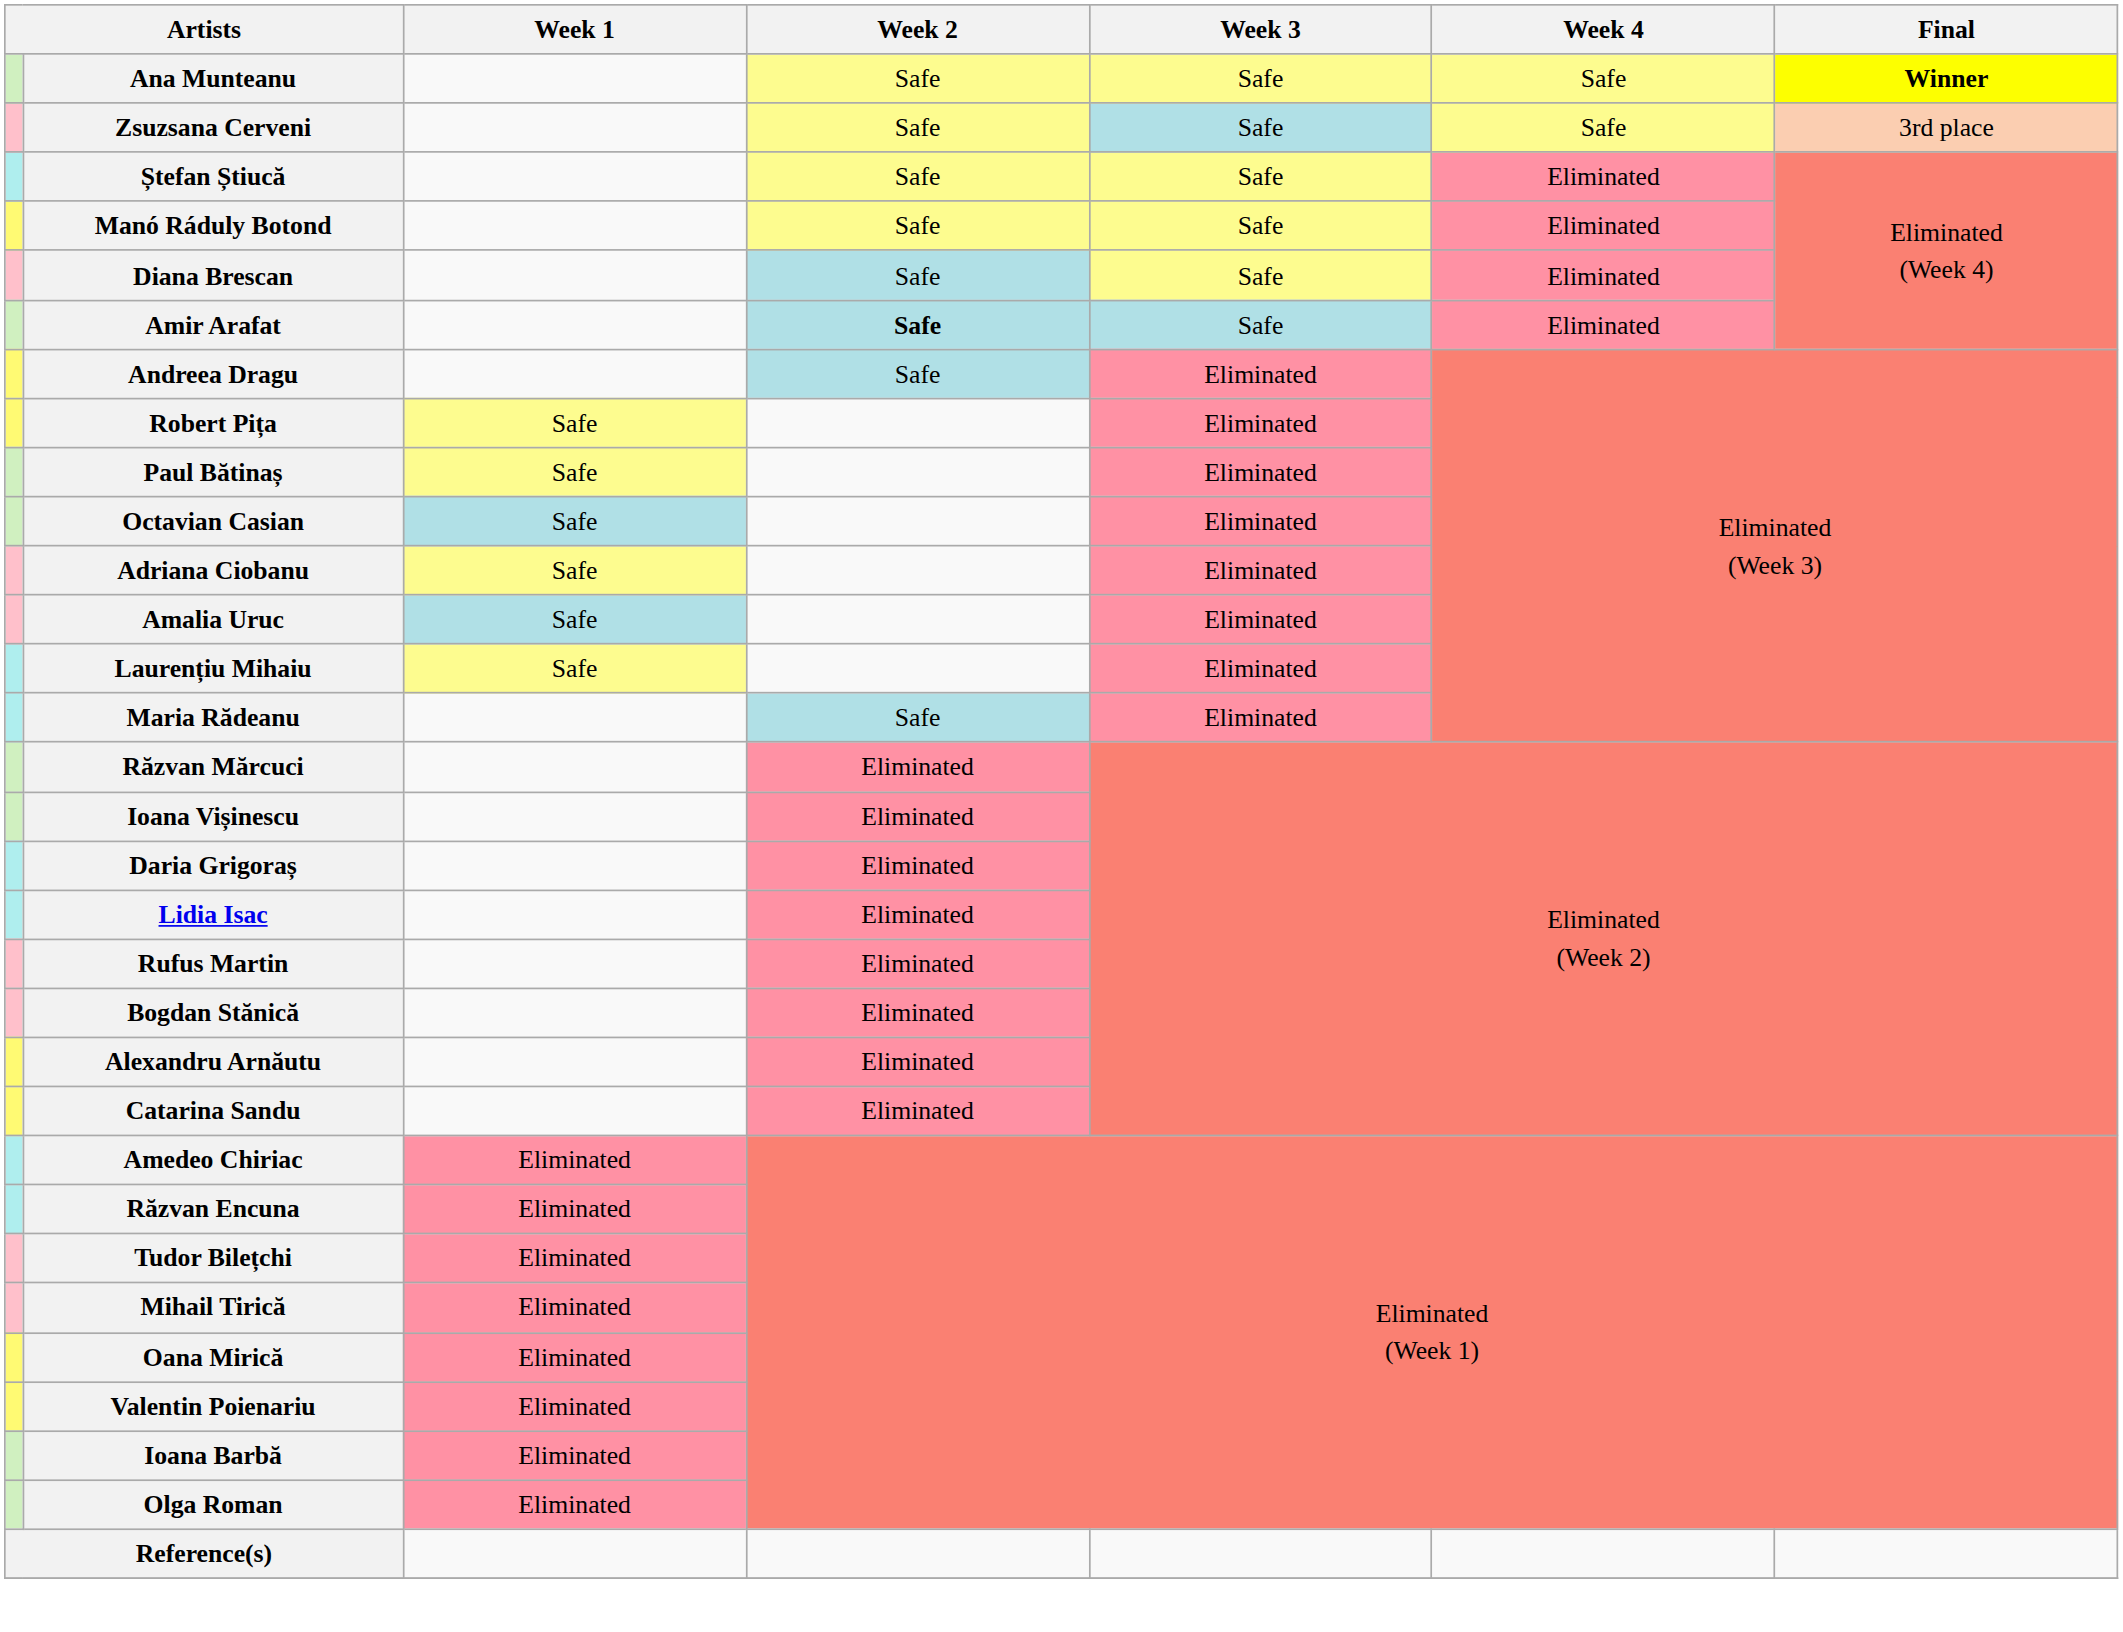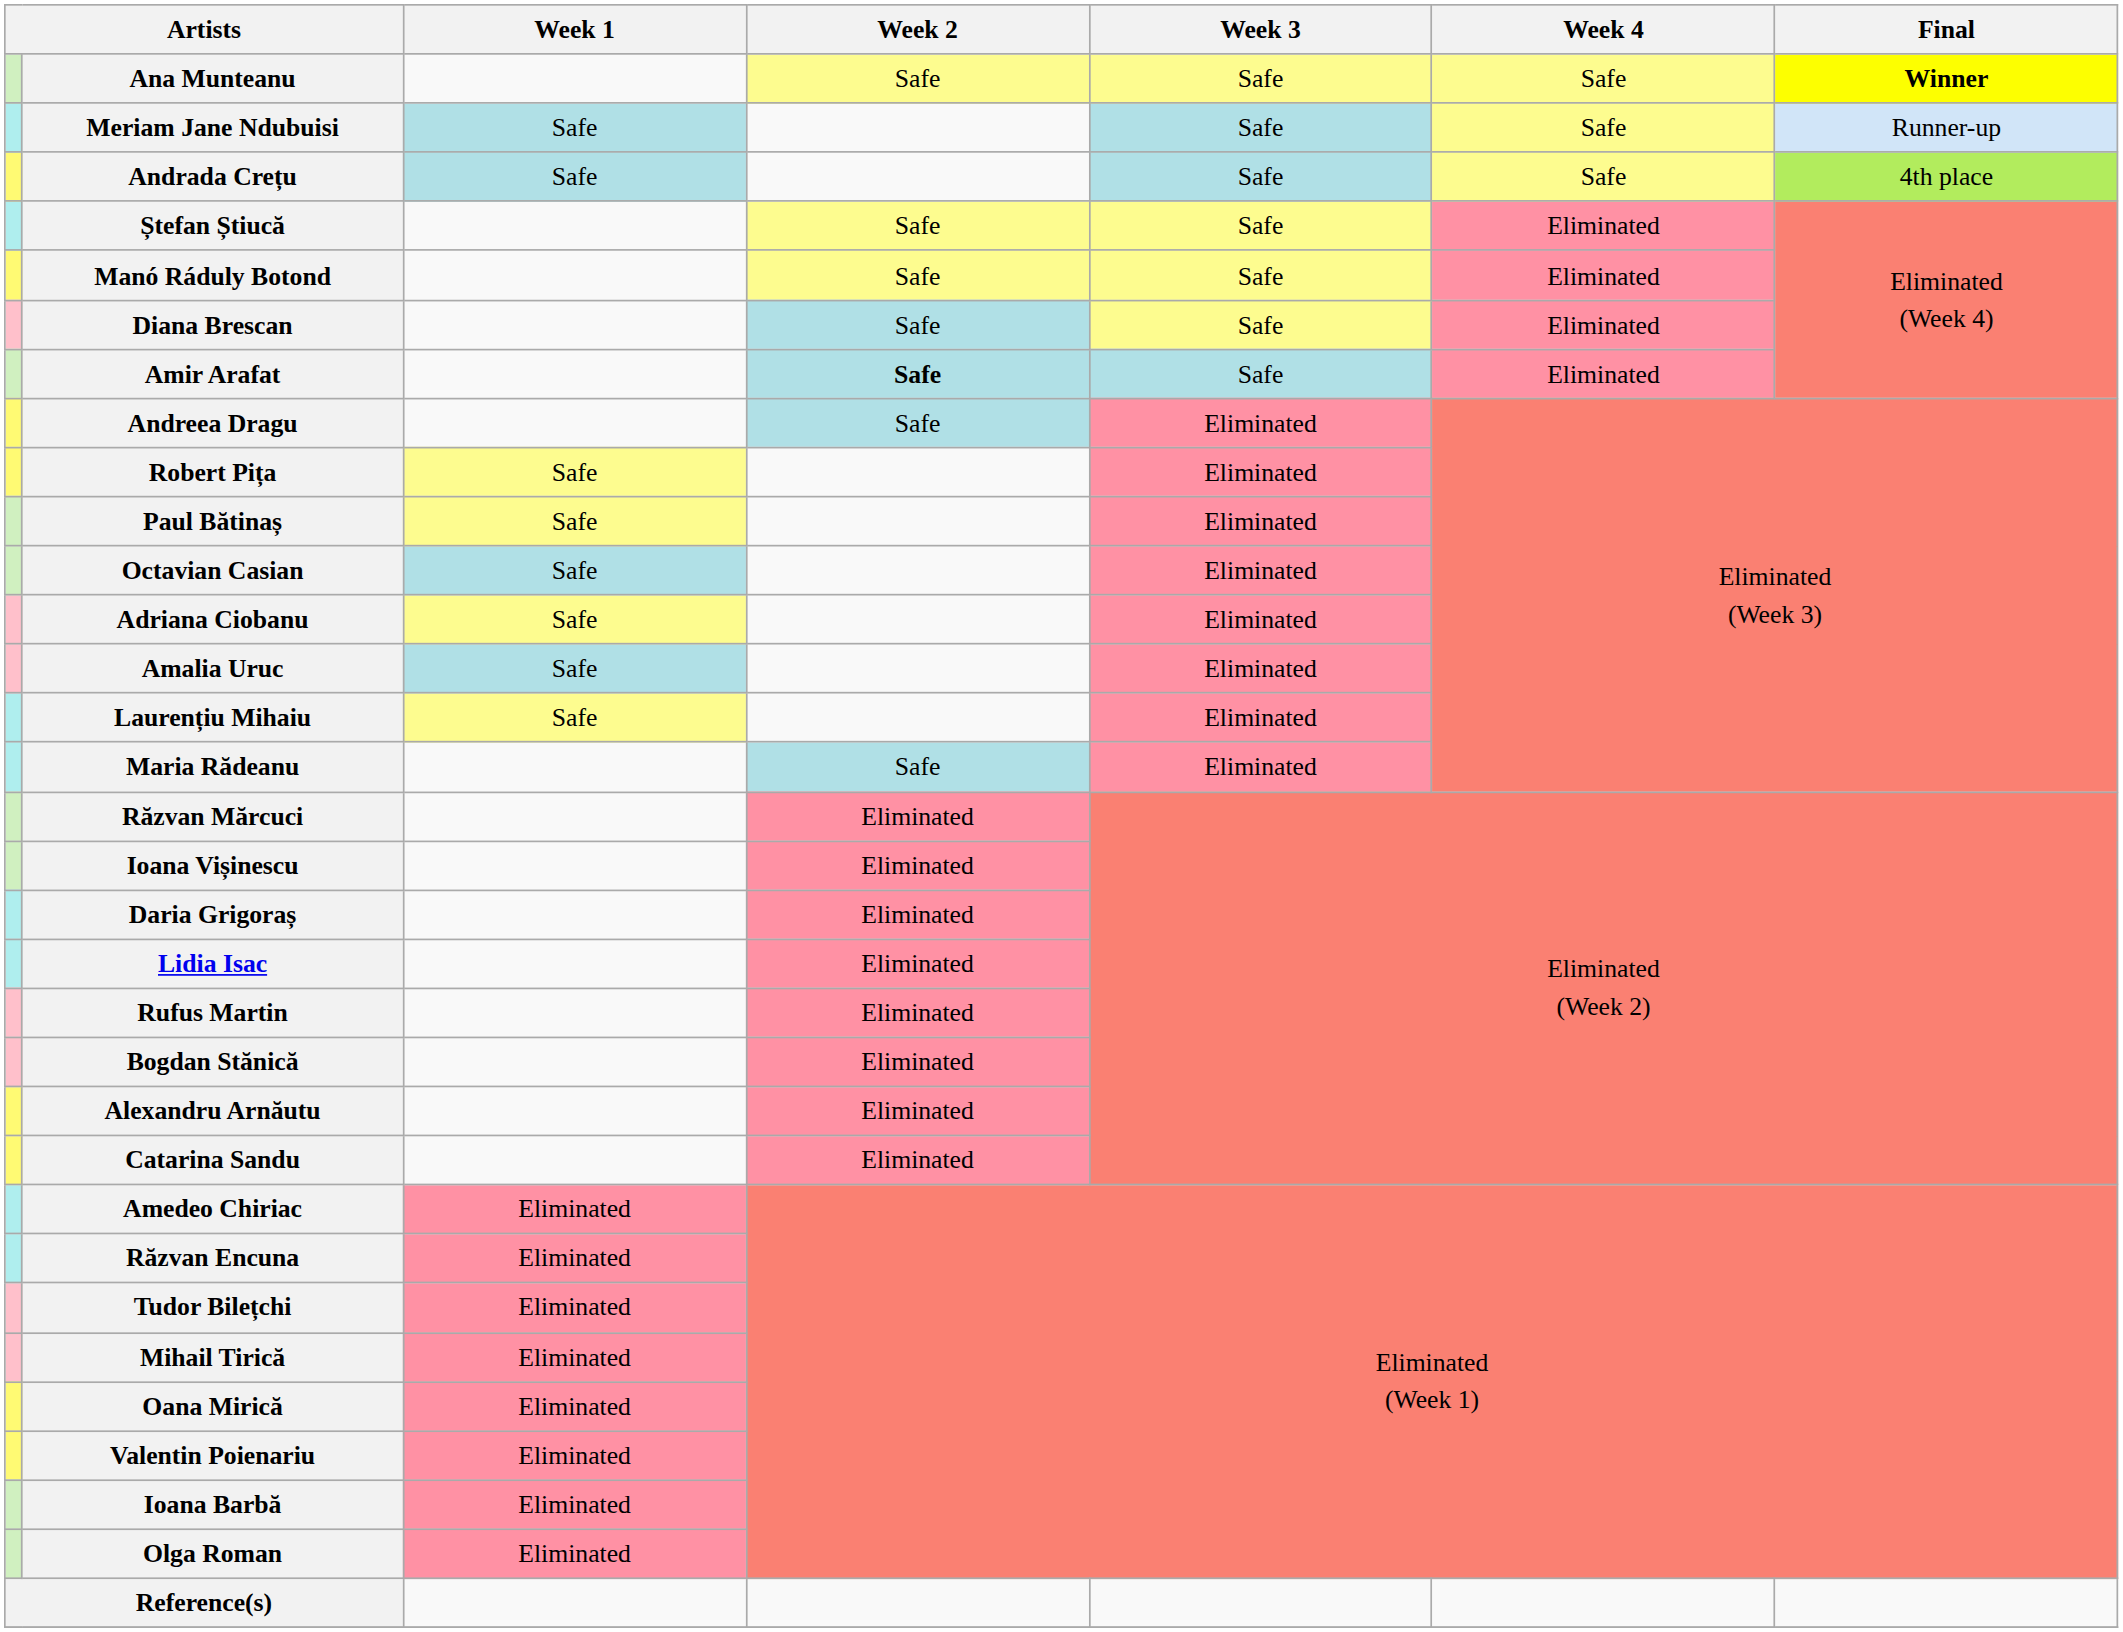+ row: (213, 127)
- row: (213, 127)
+ row: (213, 176)
